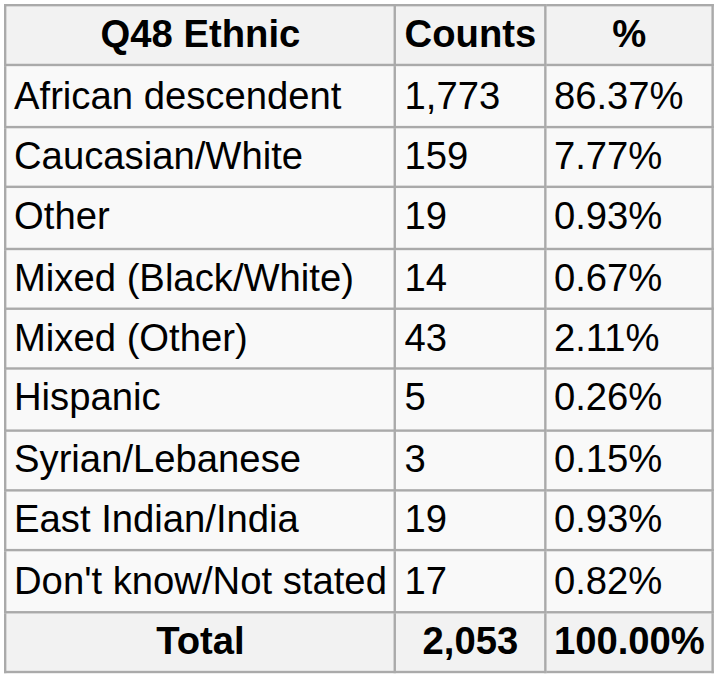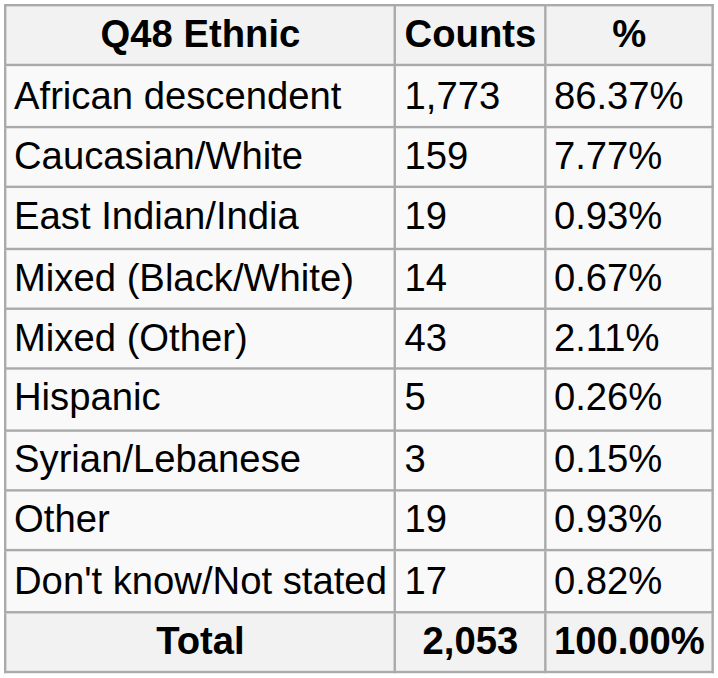rows swapped: (156, 519) <-> (62, 216)
